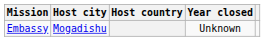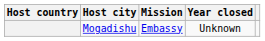columns swapped: (147, 12) <-> (28, 12)
